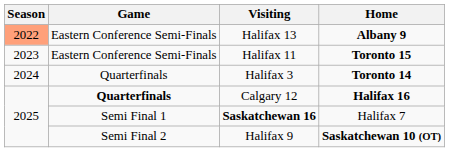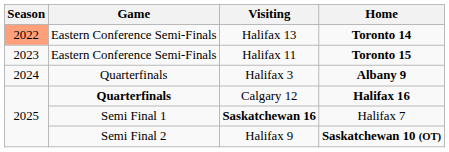(382, 34) Albany 9 -> (382, 34) Toronto 14
(382, 75) Toronto 14 -> (382, 75) Albany 9
